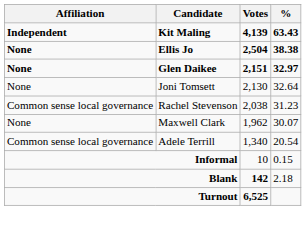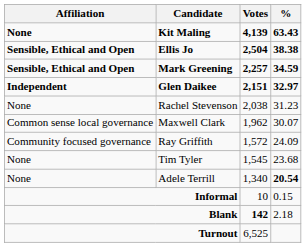(37, 32) Independent -> (19, 32) None
(19, 50) None -> (71, 50) Sensible, Ethical and Open
+ row: (195, 68)
(19, 68) None -> (37, 87) Independent
- row: (187, 87)
(80, 105) Common sense local governance -> (19, 105) None
(19, 123) None -> (80, 123) Common sense local governance
+ row: (185, 142)
+ row: (180, 160)
(80, 142) Common sense local governance -> (19, 178) None
(286, 142) normal -> (286, 178) bold
(256, 196) bold -> (256, 233) normal
